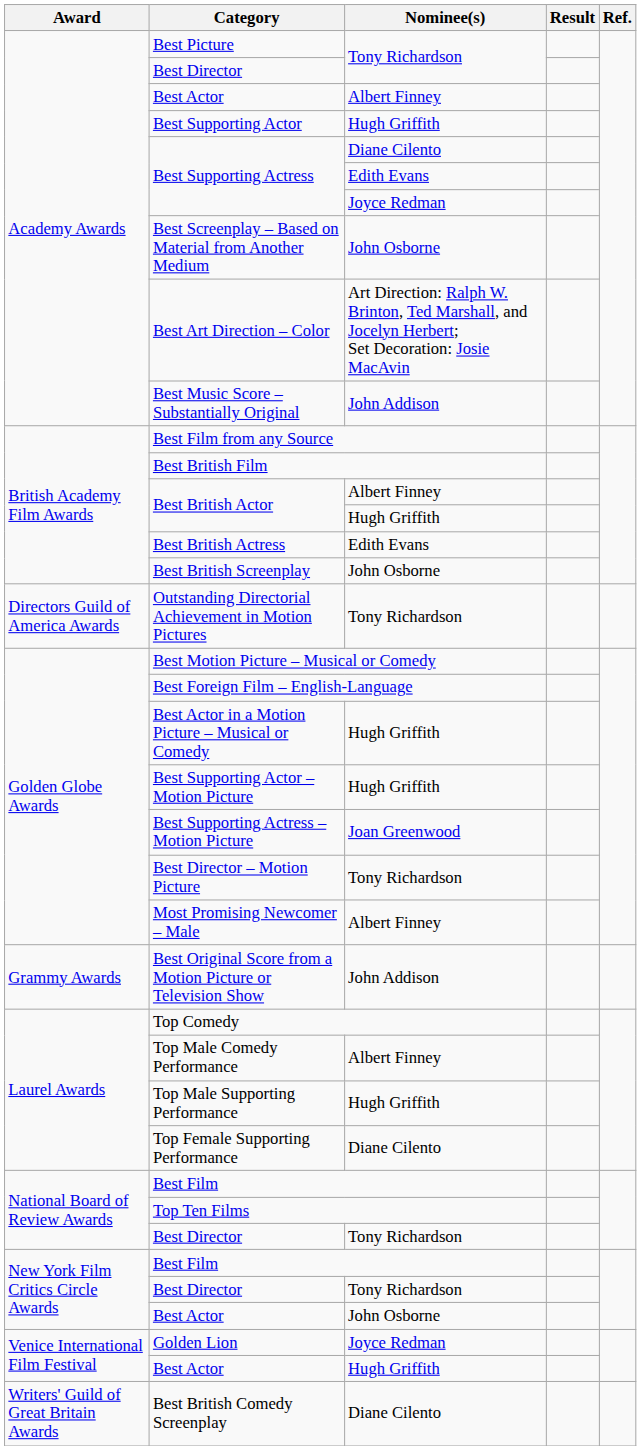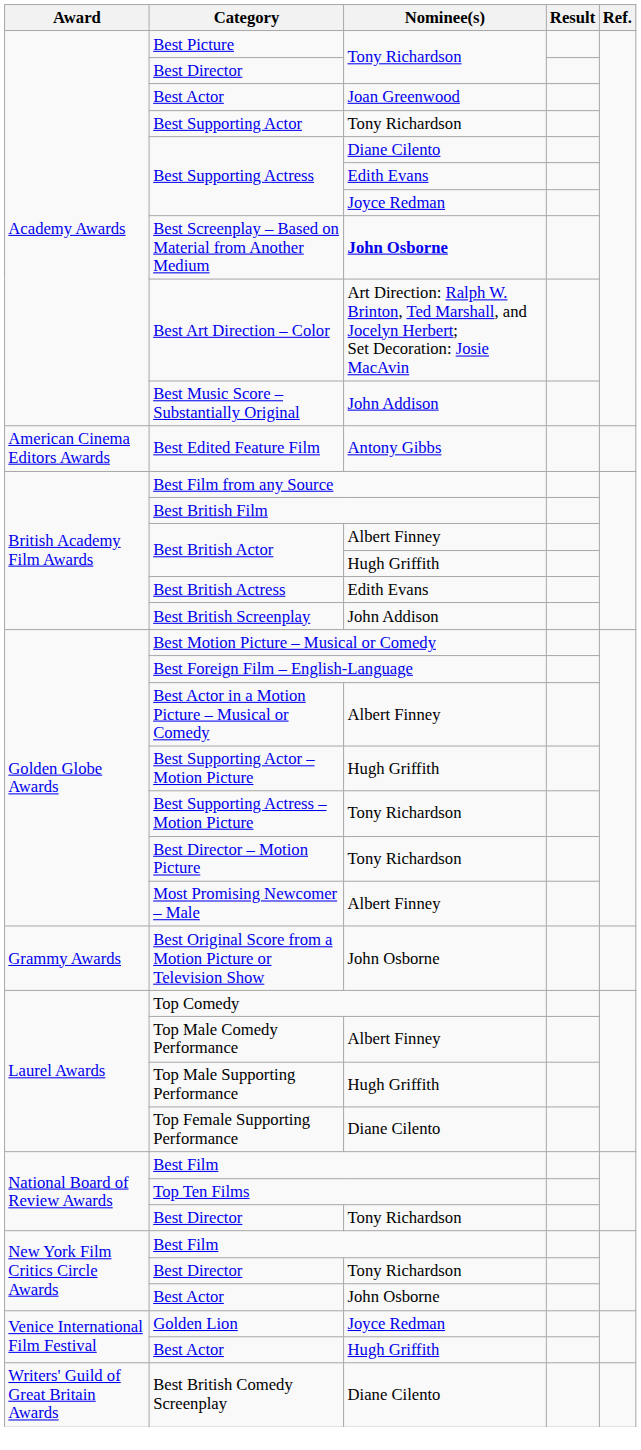(395, 96) Albert Finney -> (404, 96) Joan Greenwood
(394, 123) Hugh Griffith -> (405, 123) Tony Richardson
(394, 247) normal -> (398, 247) bold
+ row: (69, 448)
(394, 570) John Osborne -> (393, 616) John Addison
- row: (69, 616)
(394, 732) Hugh Griffith -> (394, 713) Albert Finney
(404, 832) Joan Greenwood -> (405, 813) Tony Richardson
(394, 976) John Addison -> (394, 958) John Osborne
